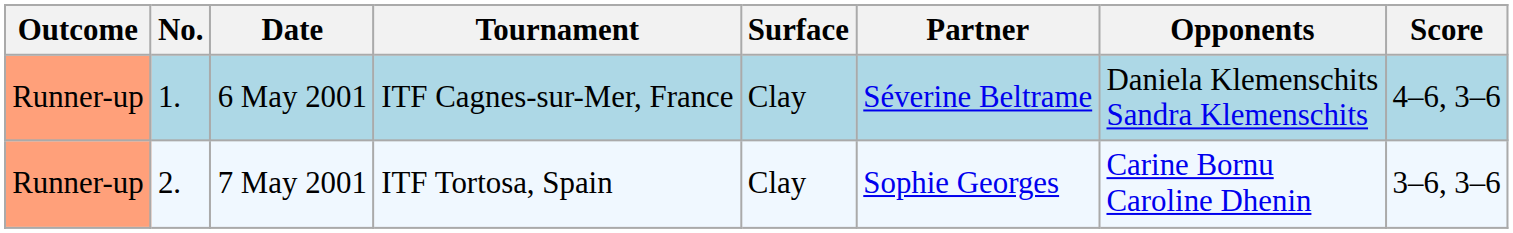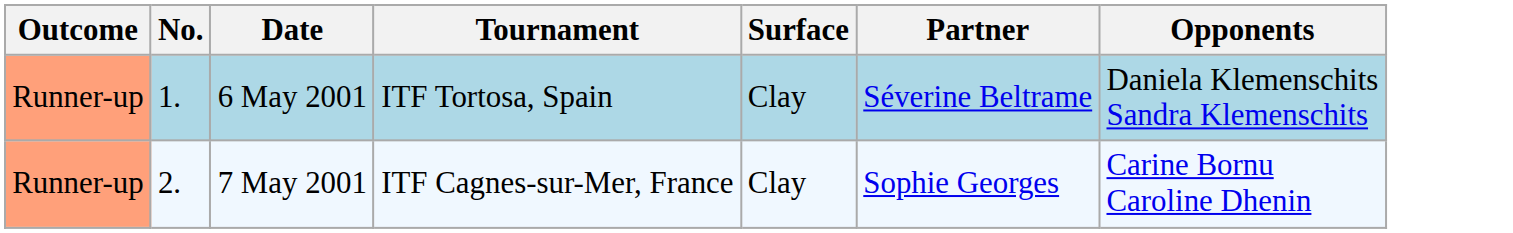- column: (1447, 29)
(557, 97) ITF Cagnes-sur-Mer, France -> (497, 97) ITF Tortosa, Spain
(497, 183) ITF Tortosa, Spain -> (557, 183) ITF Cagnes-sur-Mer, France
